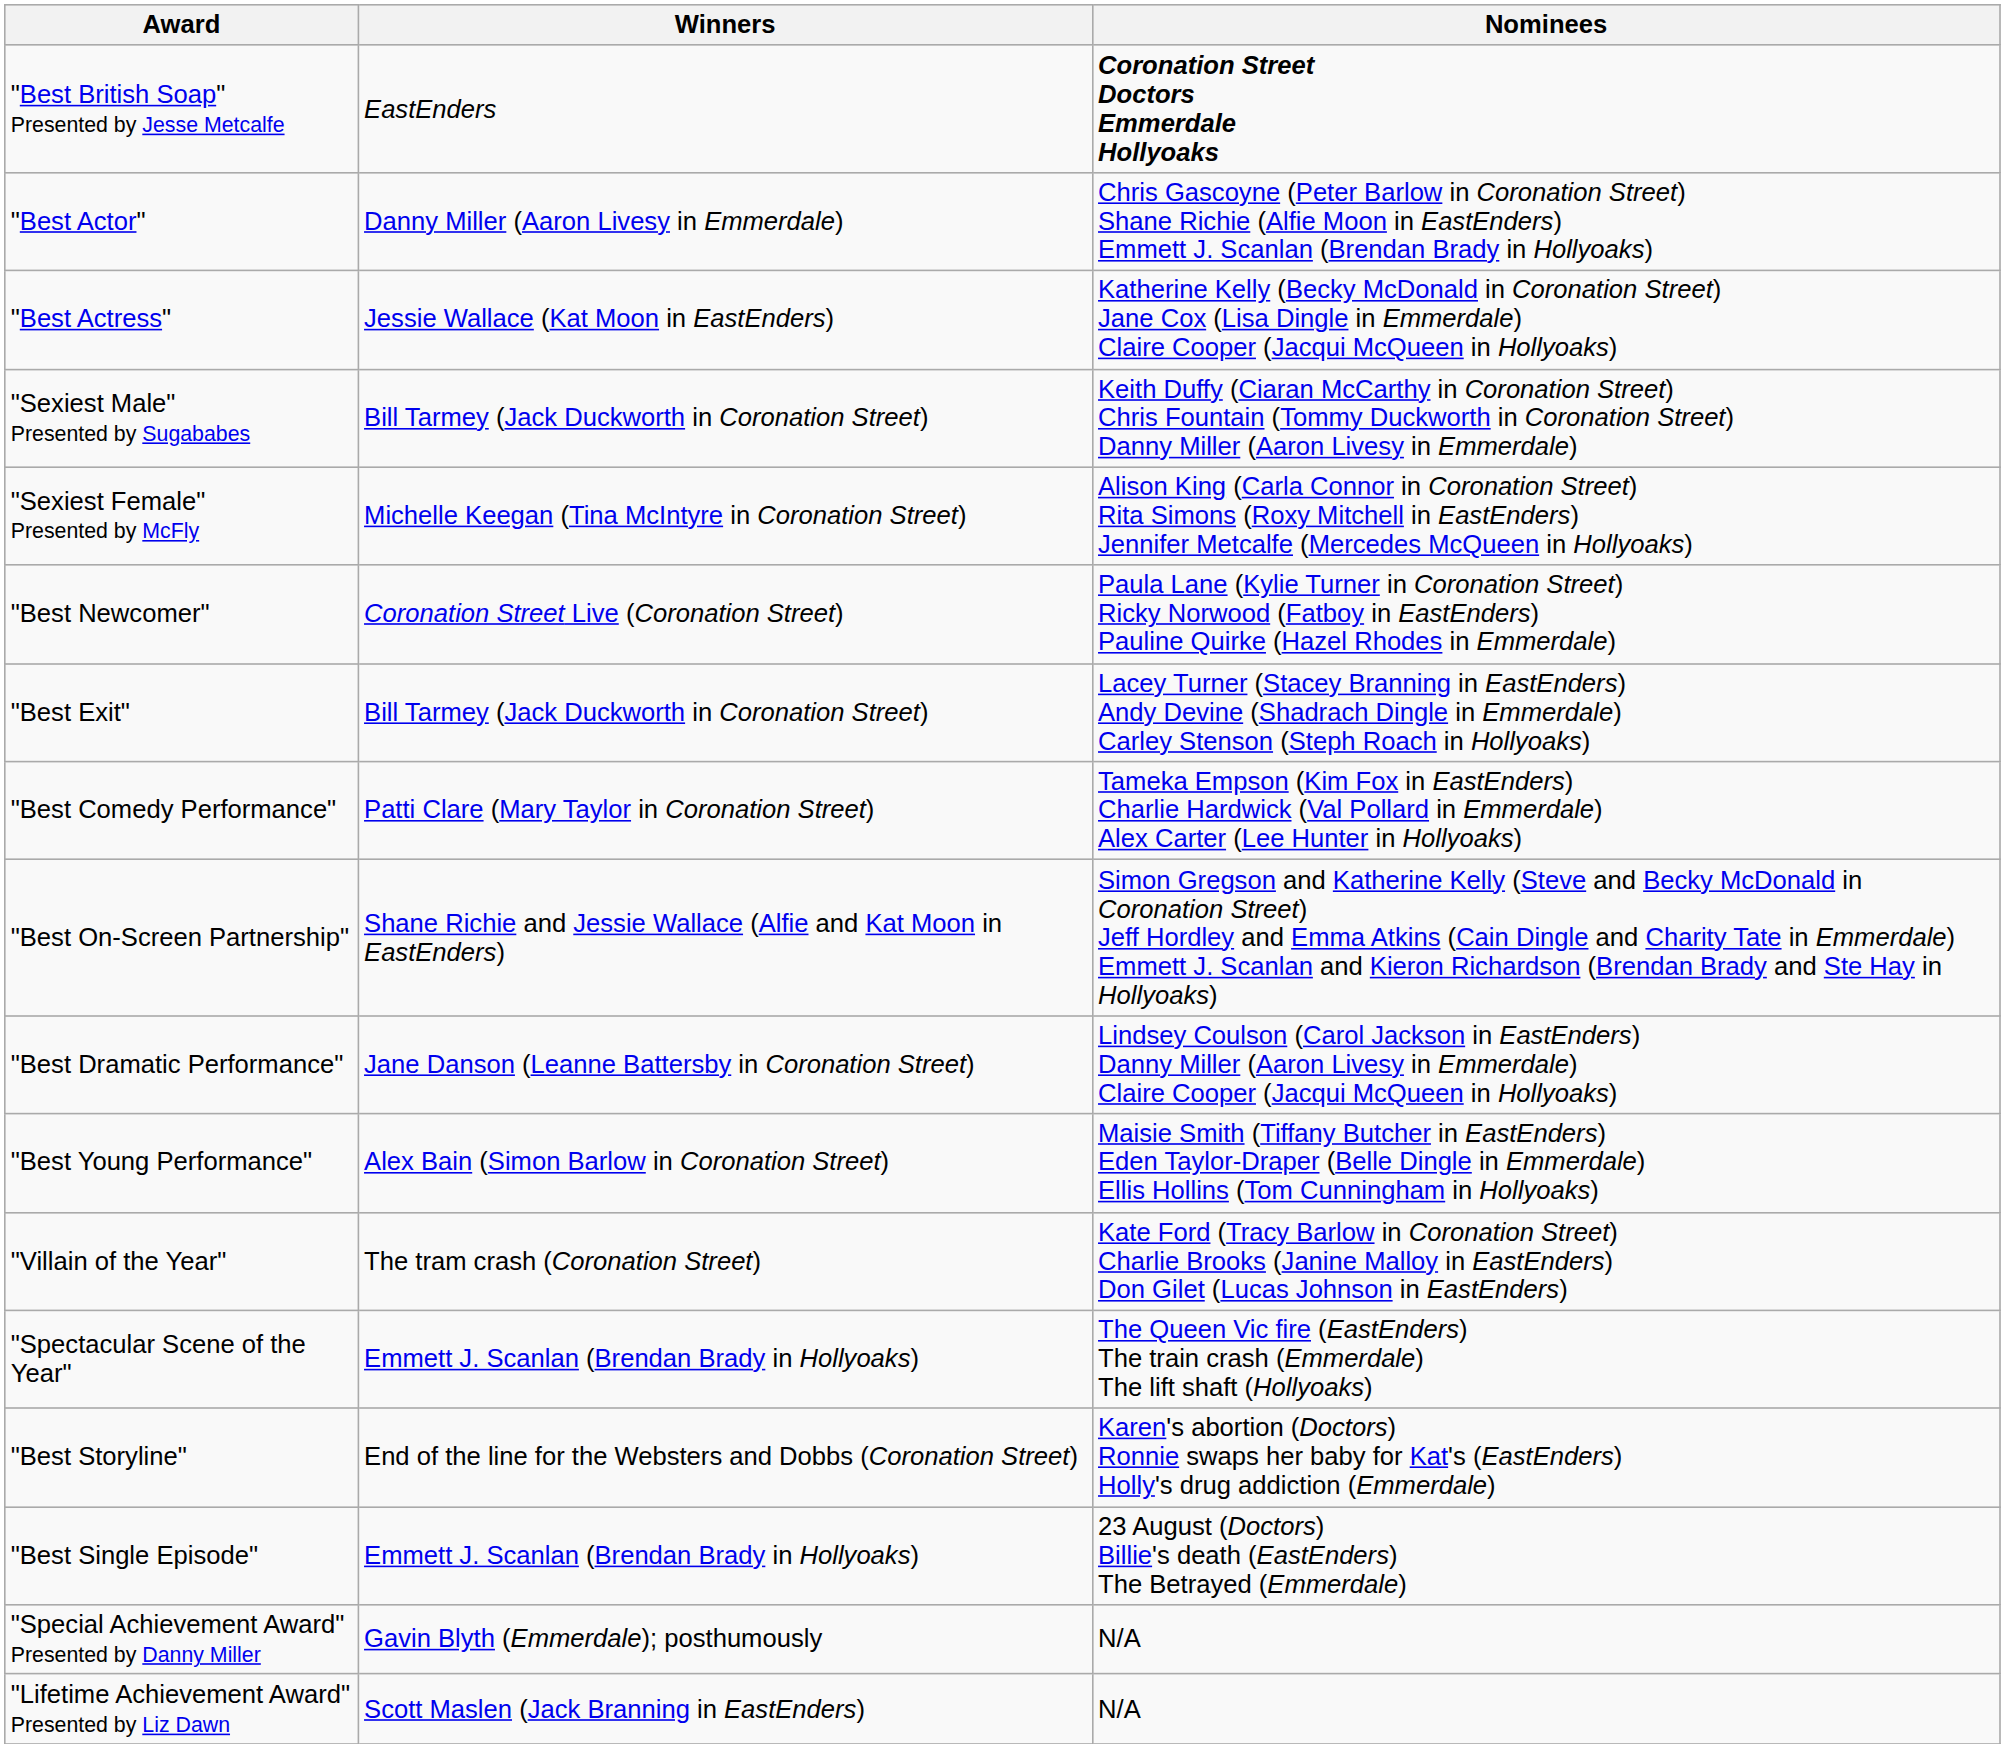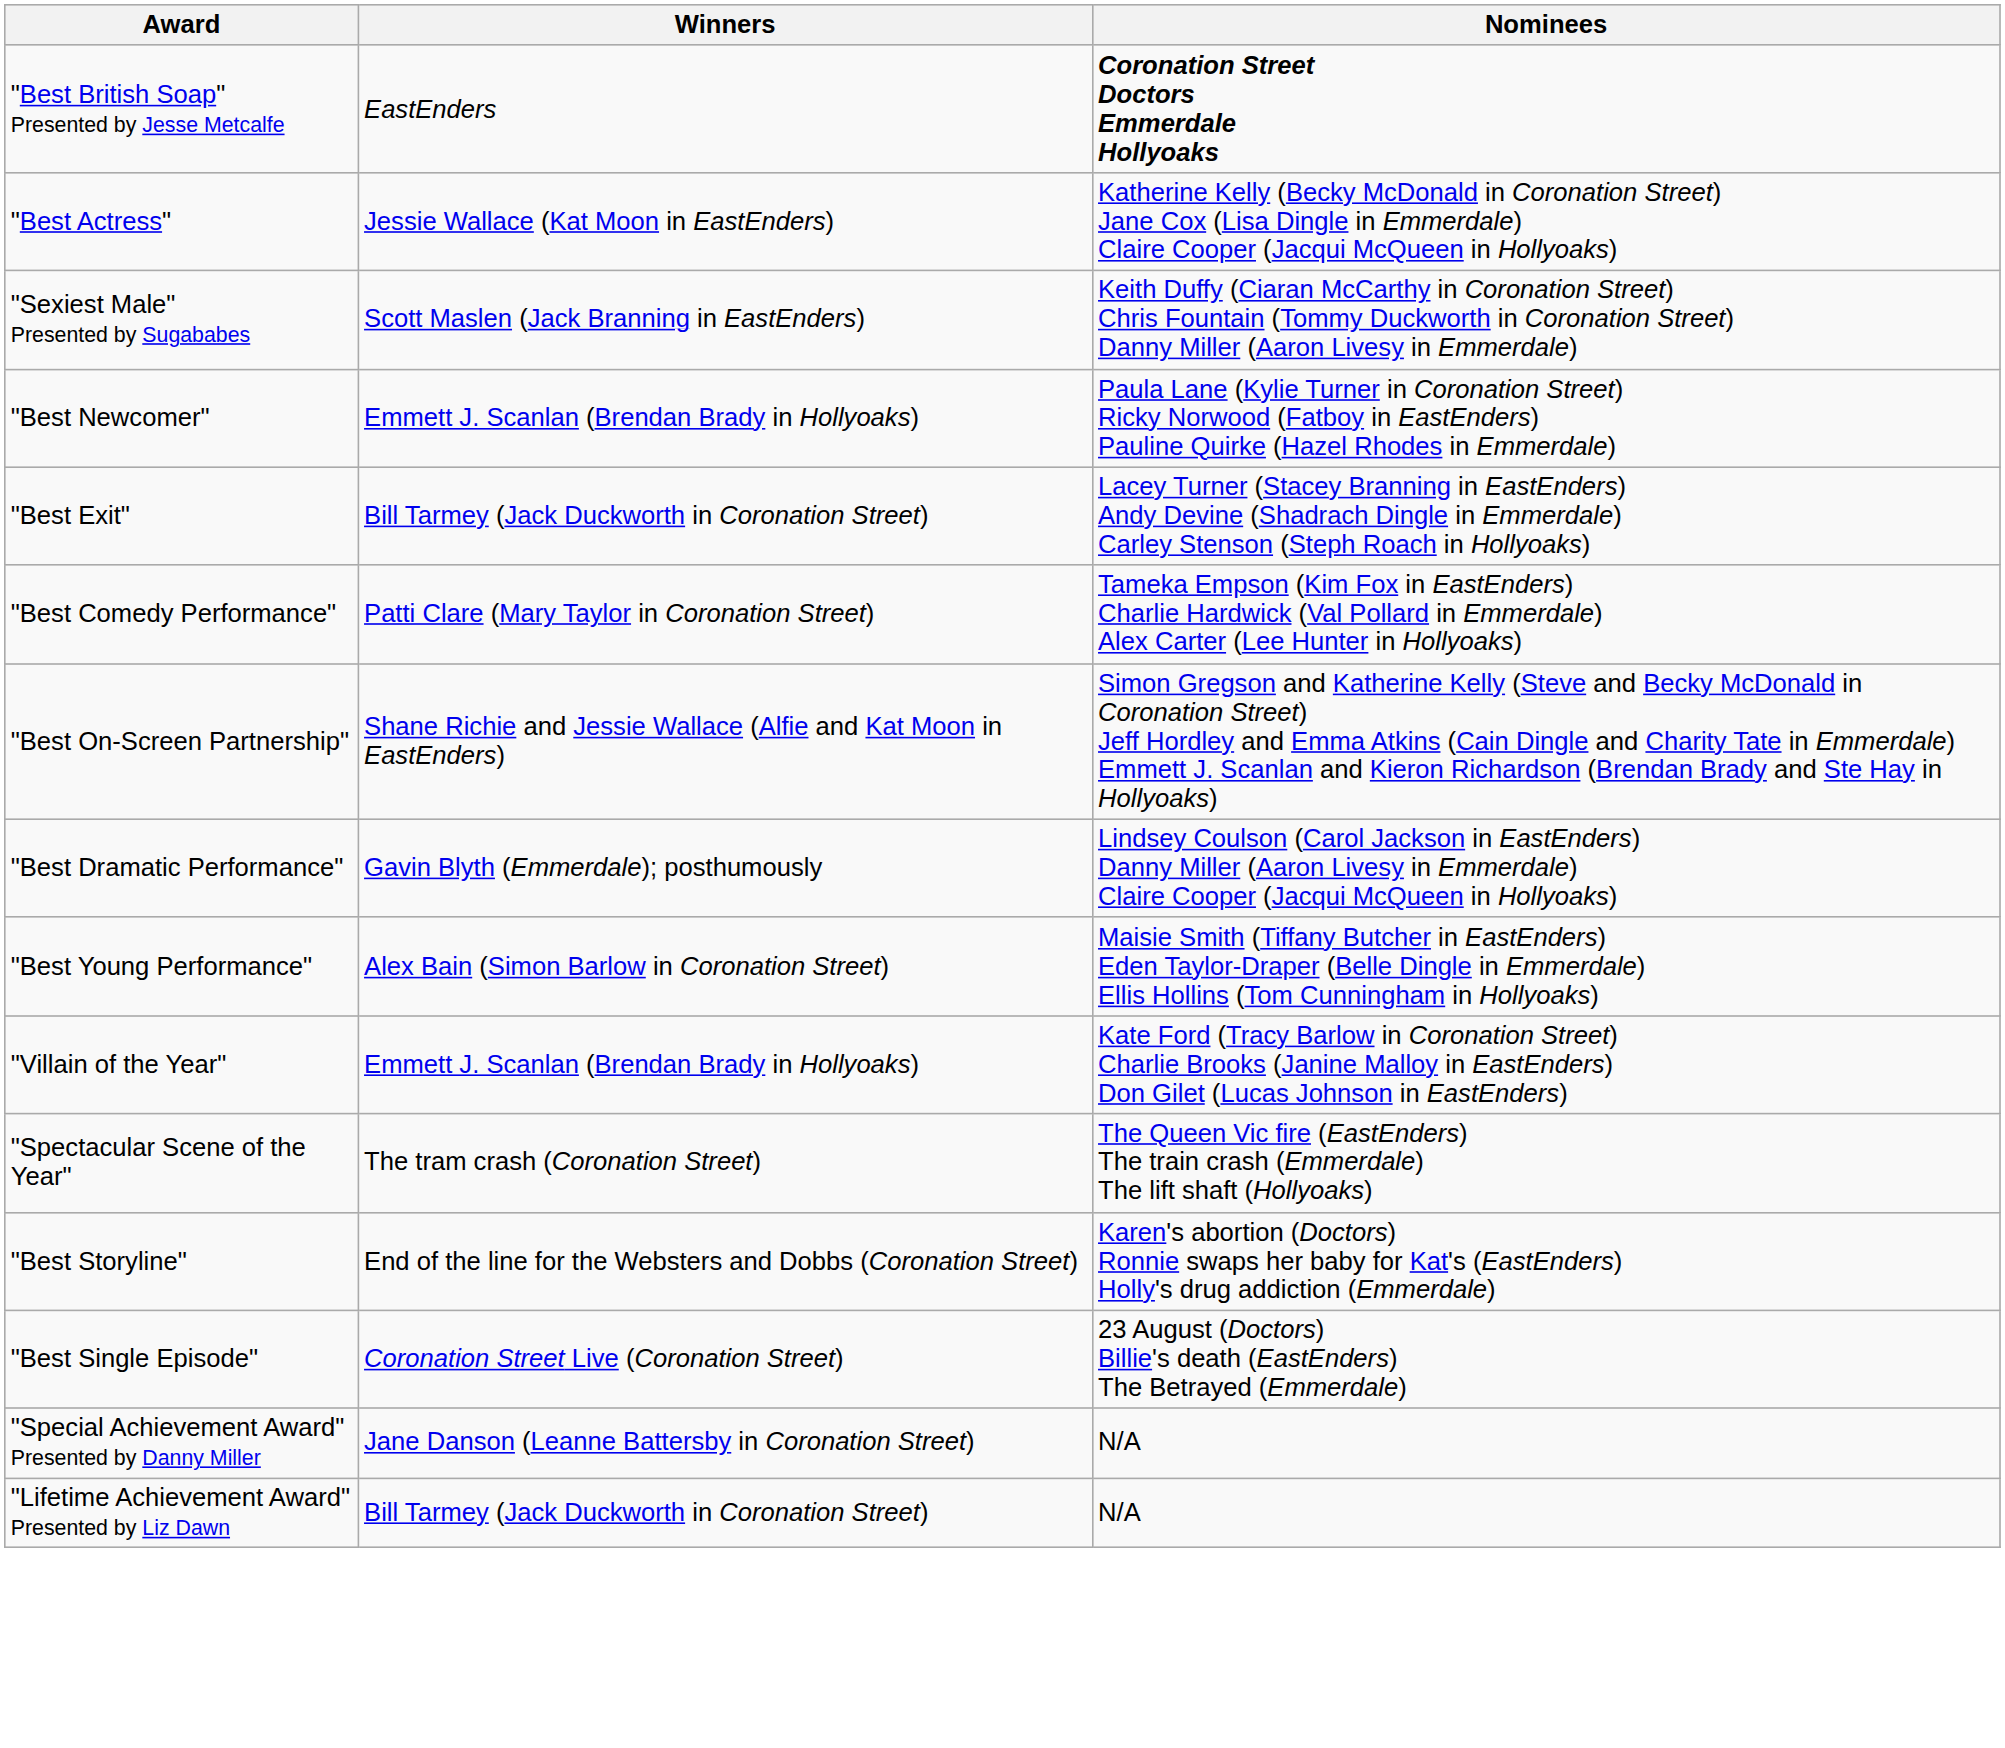- row: (78, 221)
(646, 417) Bill Tarmey (Jack Duckworth in Coronation Street) -> (614, 319) Scott Maslen (Jack Branning in EastEnders)
- row: (108, 515)
(604, 614) Coronation Street Live (Coronation Street) -> (642, 417) Emmett J. Scanlan (Brendan Brady in Hollyoaks)
(669, 1064) Jane Danson (Leanne Battersby in Coronation Street) -> (593, 868) Gavin Blyth (Emmerdale); posthumously
(563, 1260) The tram crash (Coronation Street) -> (642, 1064) Emmett J. Scanlan (Brendan Brady in Hollyoaks)
(642, 1359) Emmett J. Scanlan (Brendan Brady in Hollyoaks) -> (563, 1162) The tram crash (Coronation Street)
(642, 1555) Emmett J. Scanlan (Brendan Brady in Hollyoaks) -> (604, 1359) Coronation Street Live (Coronation Street)
(593, 1639) Gavin Blyth (Emmerdale); posthumously -> (669, 1442) Jane Danson (Leanne Battersby in Coronation Street)
(614, 1708) Scott Maslen (Jack Branning in EastEnders) -> (646, 1512) Bill Tarmey (Jack Duckworth in Coronation Street)
